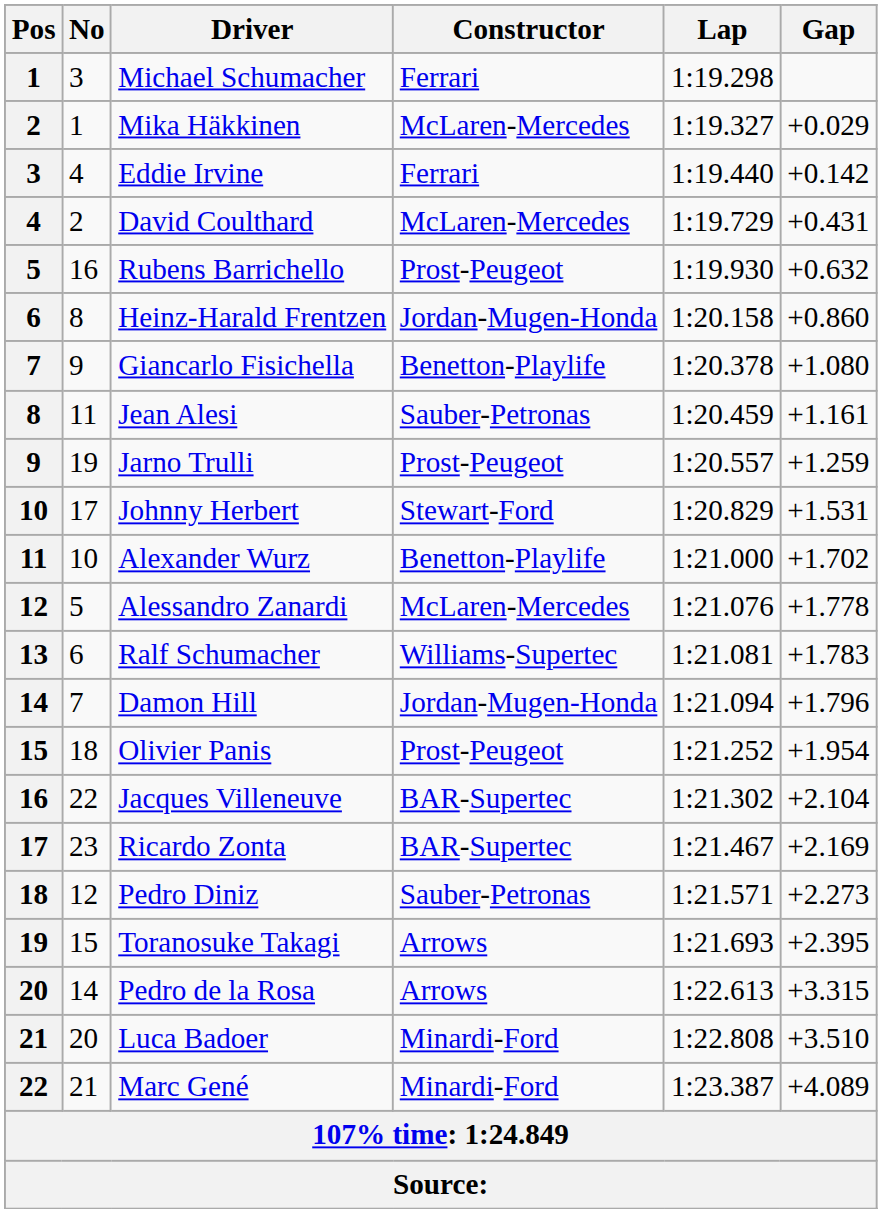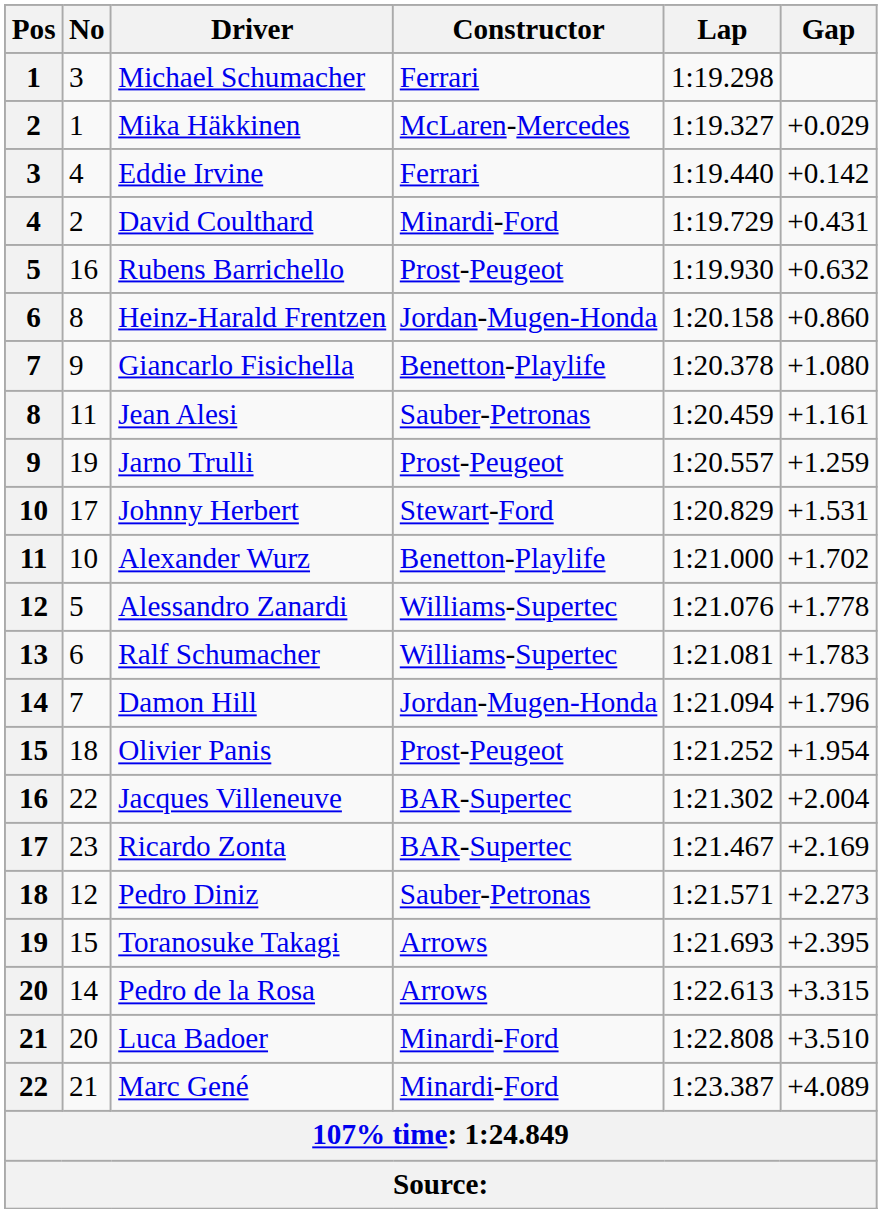(515, 221) McLaren-Mercedes -> (479, 221) Minardi-Ford
(515, 606) McLaren-Mercedes -> (509, 606) Williams-Supertec
(828, 798) +2.104 -> (828, 798) +2.004
